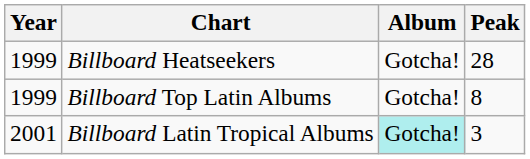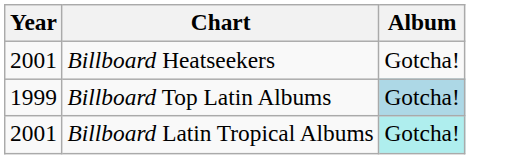- column: (495, 23)
(33, 60) 1999 -> (33, 60) 2001
(422, 97) no background -> (422, 97) lightblue background
